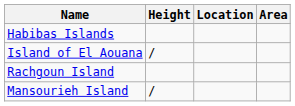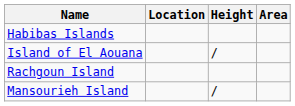columns swapped: (225, 14) <-> (170, 14)
